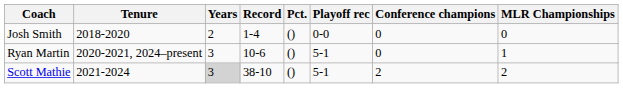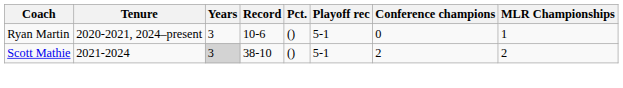- row: (34, 33)
